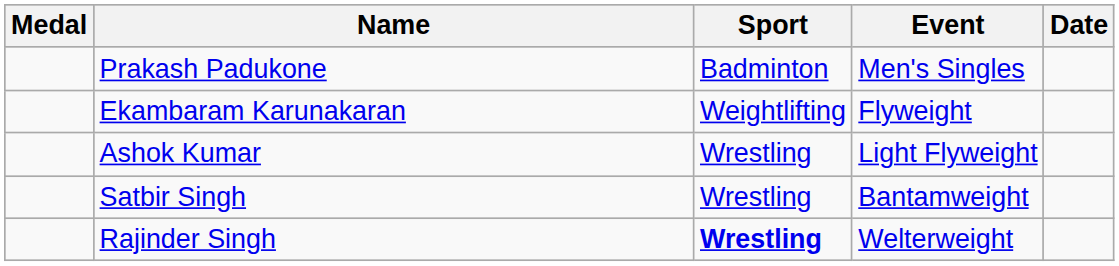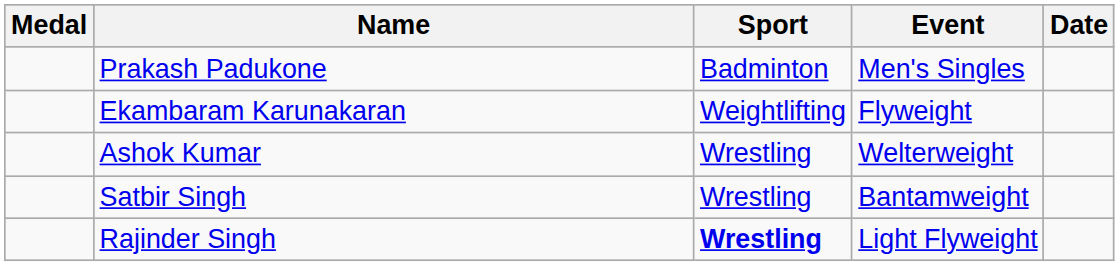(948, 153) Light Flyweight -> (936, 153) Welterweight
(936, 238) Welterweight -> (948, 238) Light Flyweight
